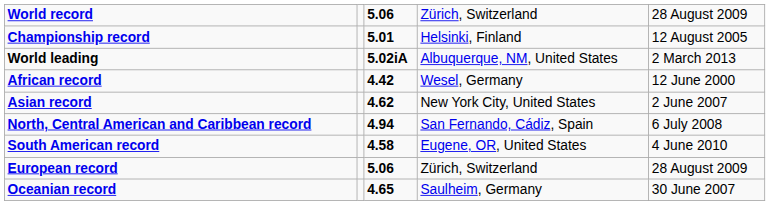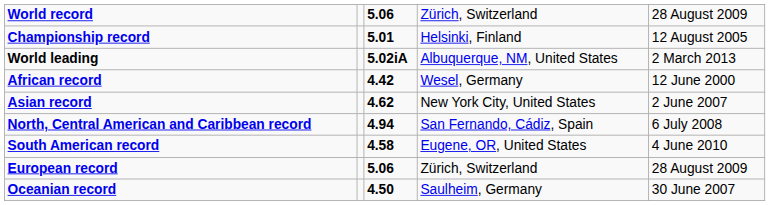(381, 189) 4.65 -> (381, 189) 4.50
